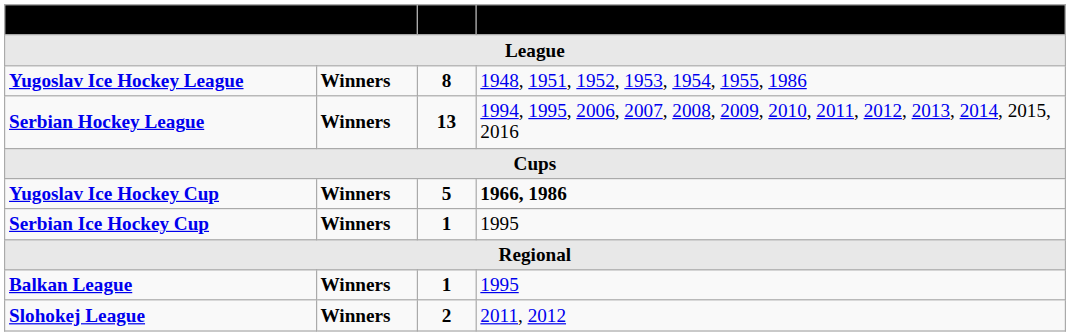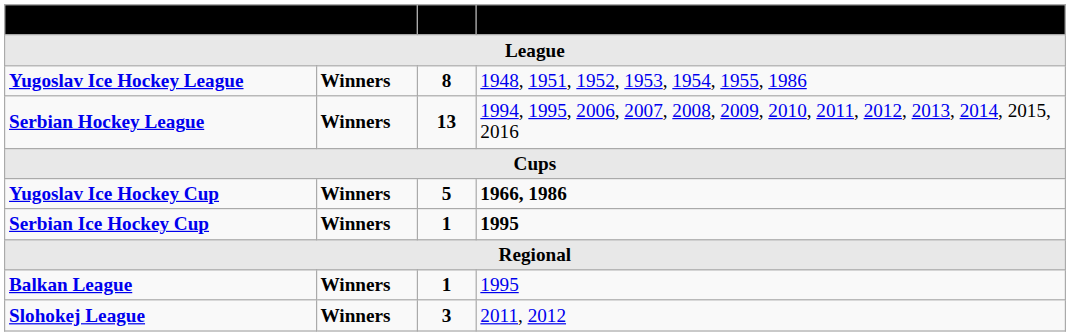(500, 224) normal -> (500, 224) bold
(446, 315) 2 -> (446, 315) 3
